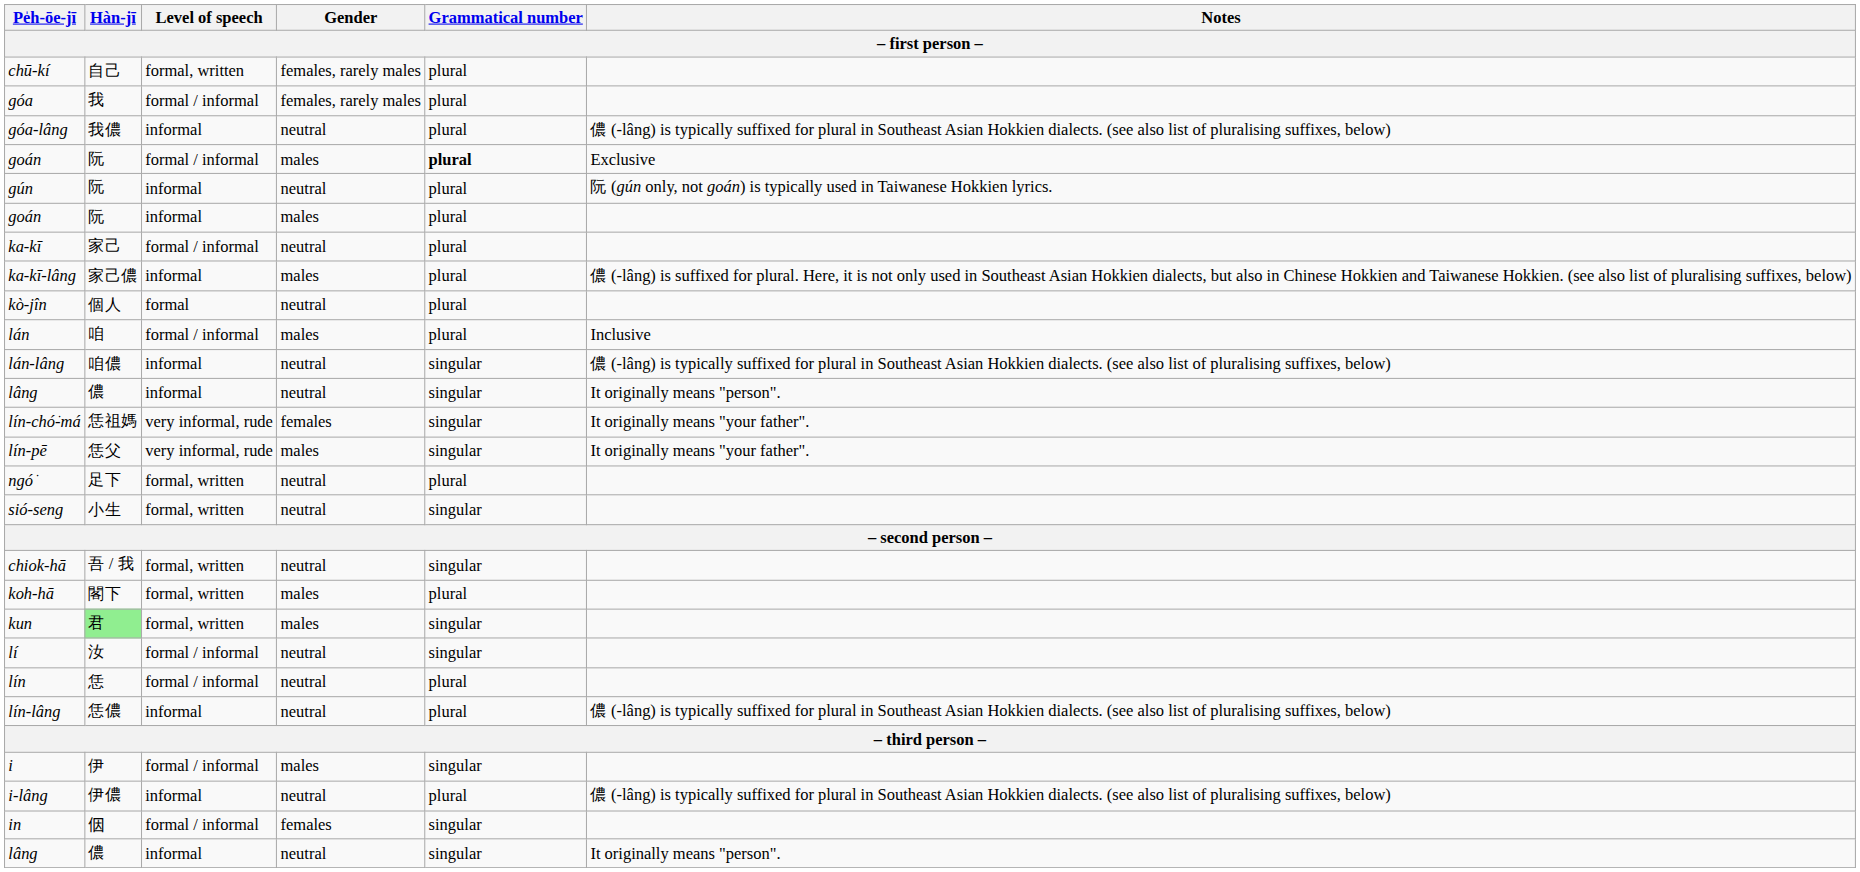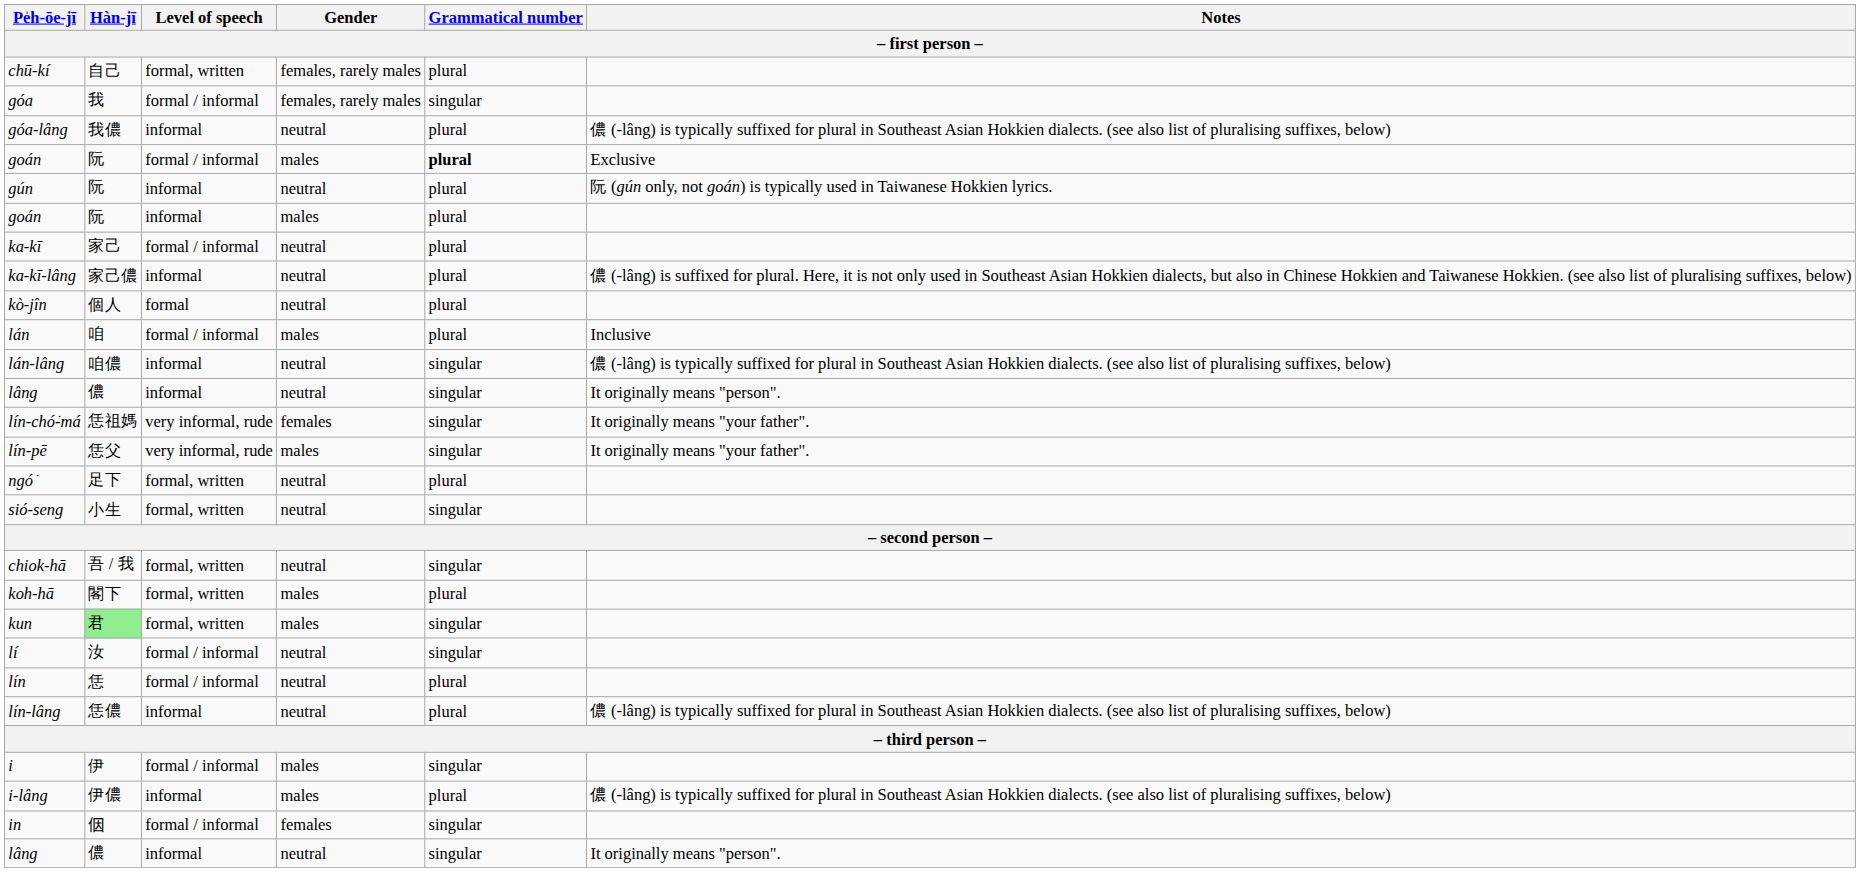(448, 100) plural -> (455, 100) singular
(300, 275) males -> (303, 275) neutral
(303, 795) neutral -> (300, 795) males
